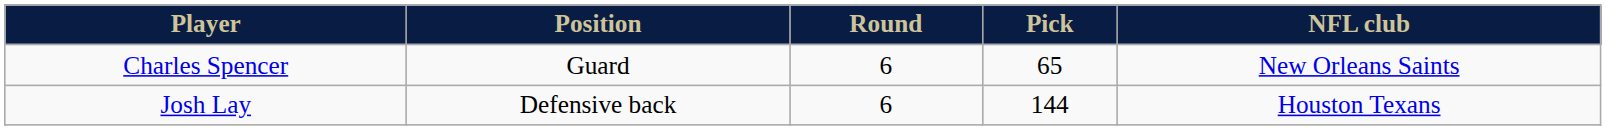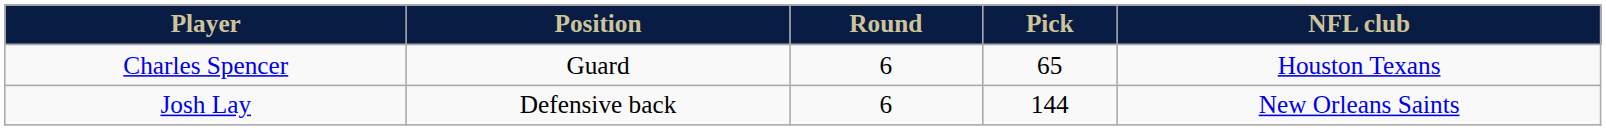(1359, 64) New Orleans Saints -> (1359, 64) Houston Texans
(1359, 104) Houston Texans -> (1359, 104) New Orleans Saints
